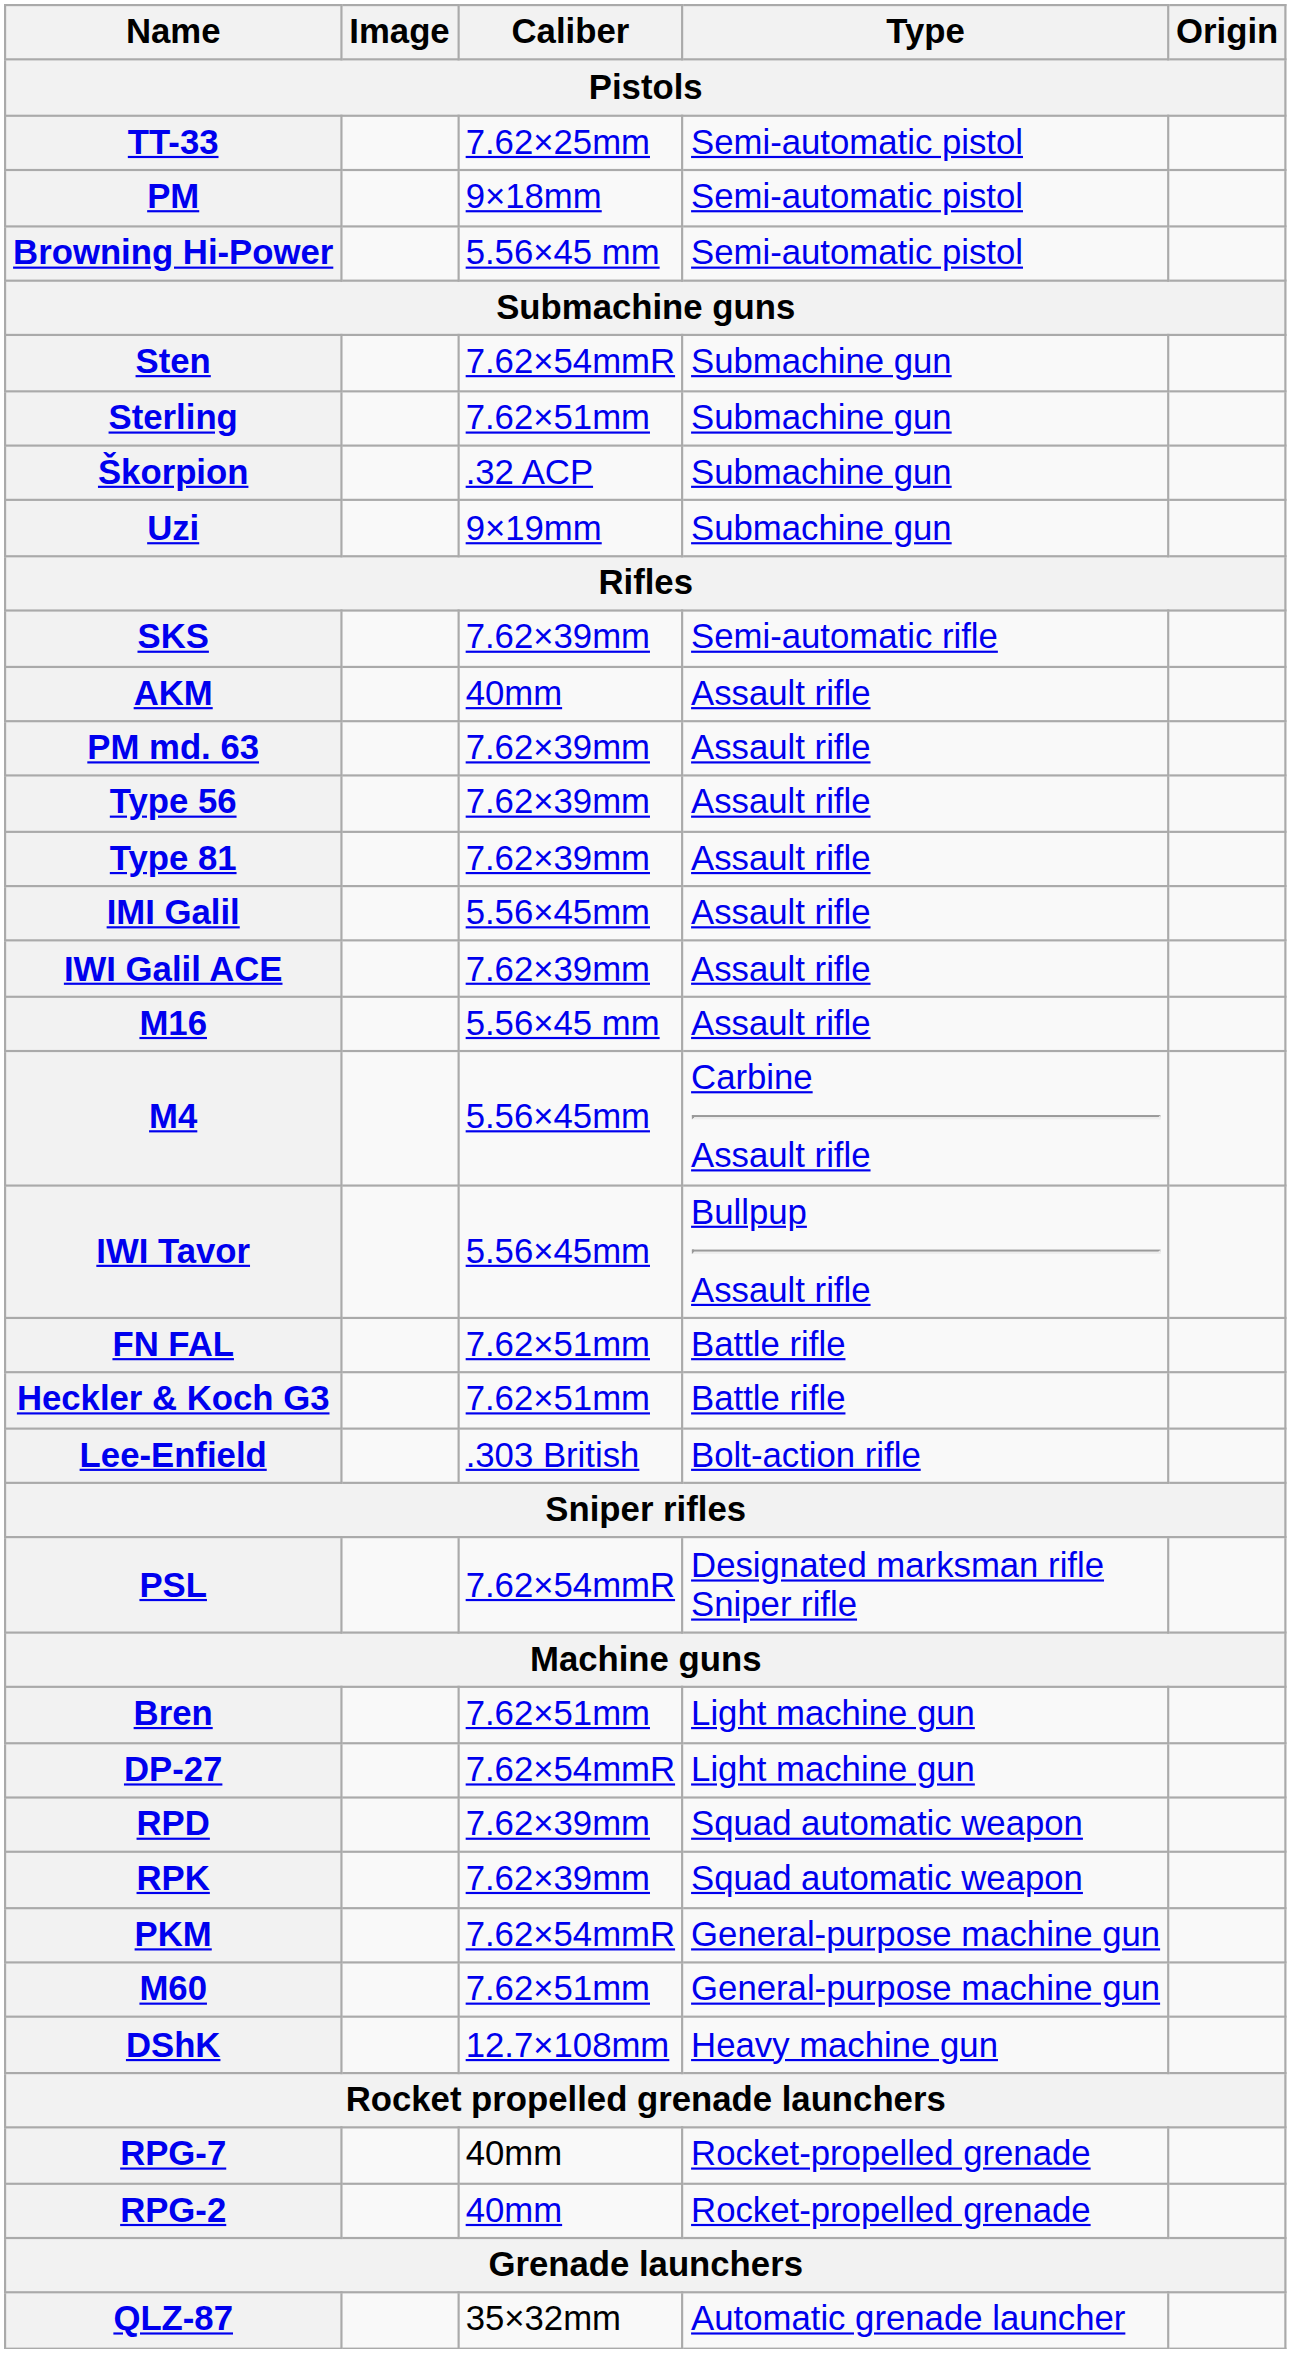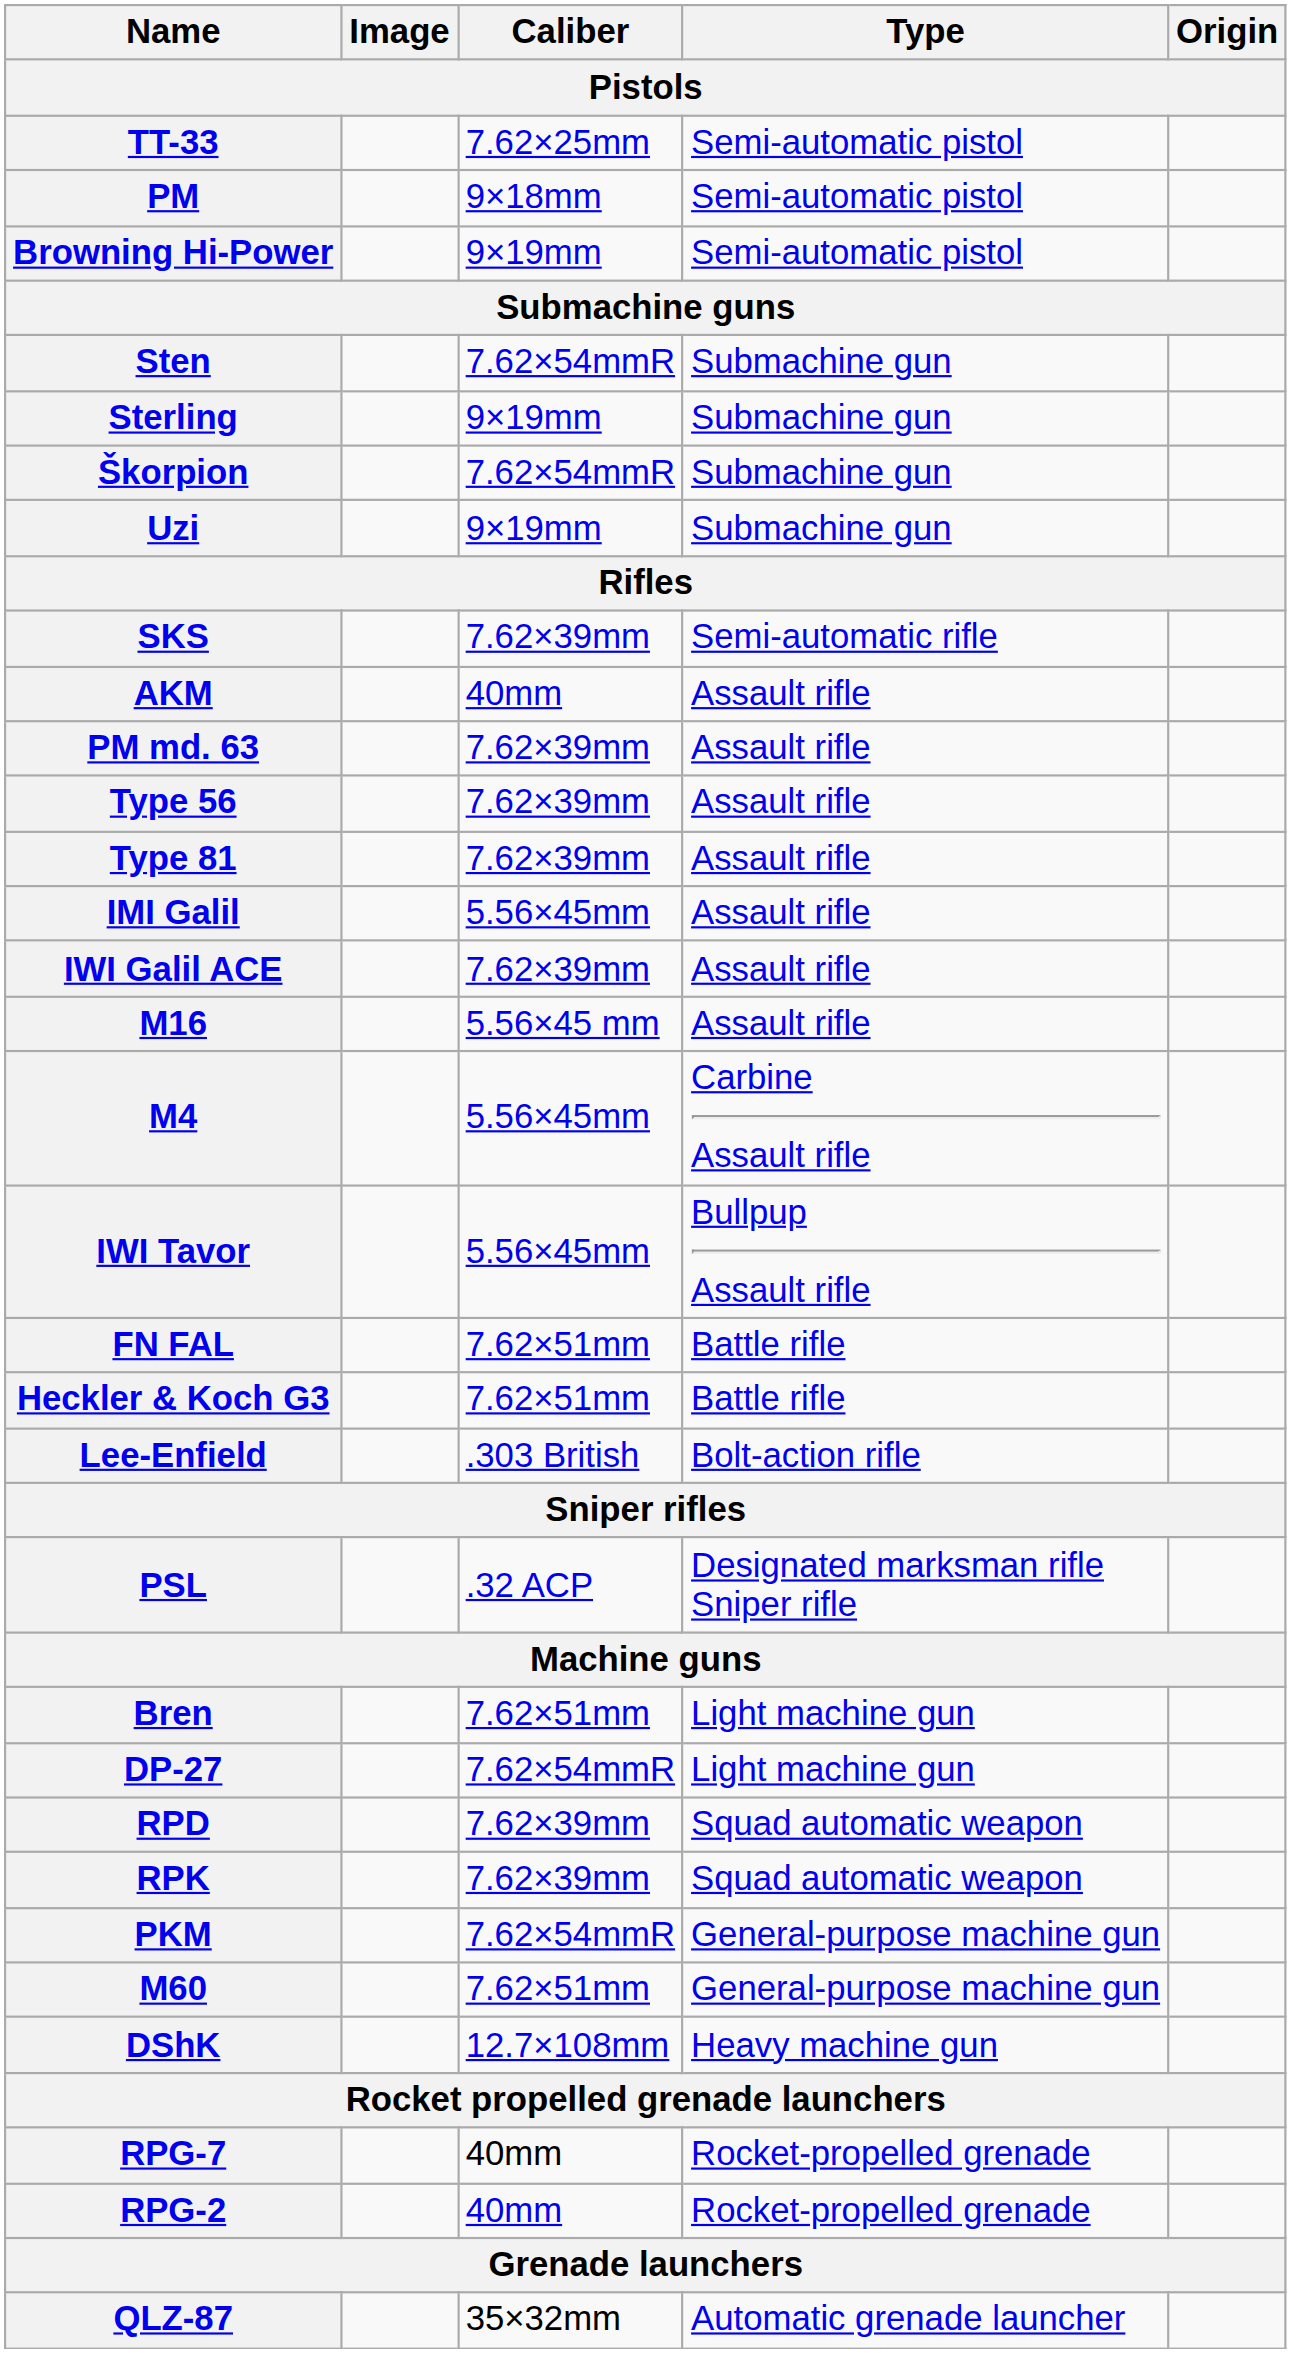(563, 252) 5.56×45 mm -> (534, 252) 9×19mm
(558, 417) 7.62×51mm -> (534, 417) 9×19mm
(529, 472) .32 ACP -> (570, 472) 7.62×54mmR
(570, 1584) 7.62×54mmR -> (529, 1584) .32 ACP
